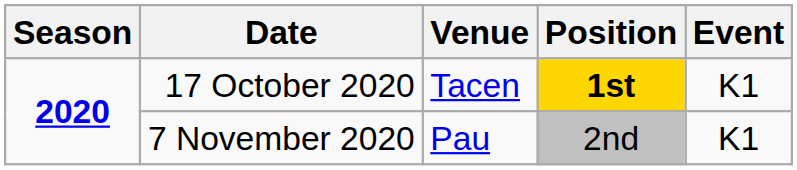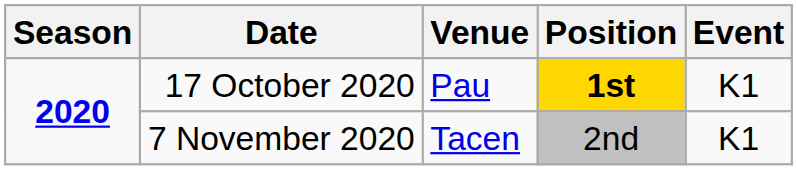(475, 85) Tacen -> (460, 85) Pau
(460, 138) Pau -> (475, 138) Tacen
